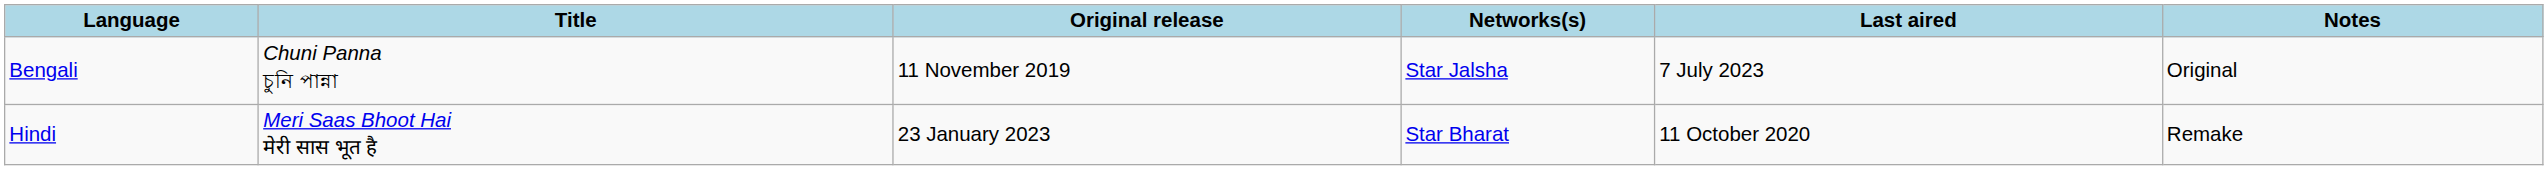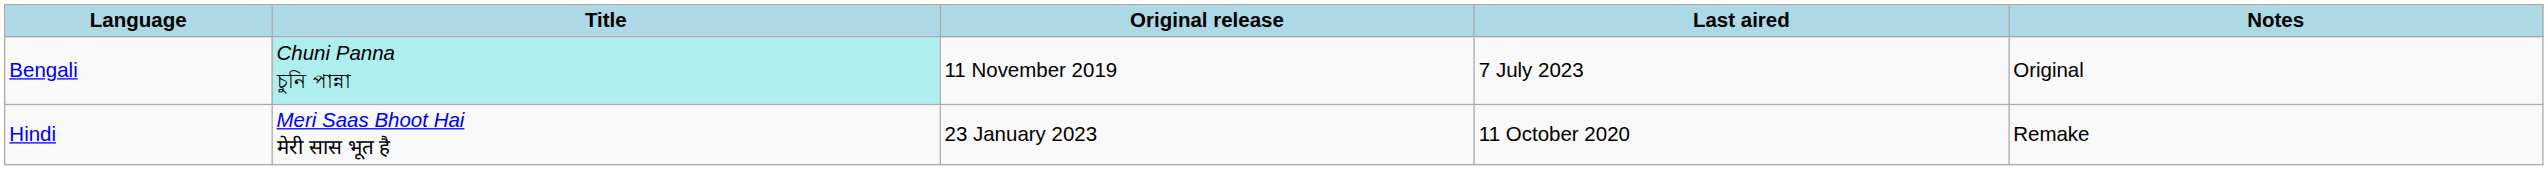- column: (1528, 20)
(322, 67) no background -> (336, 67) paleturquoise background
